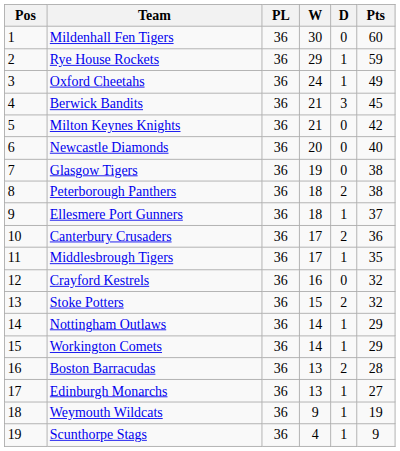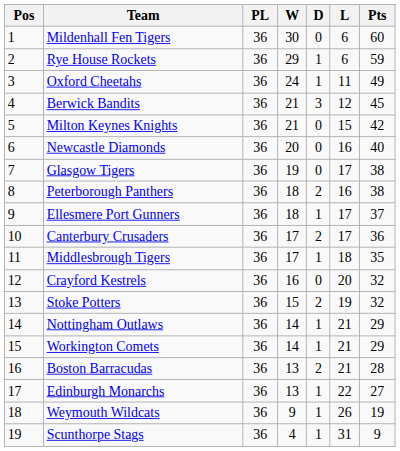+ column: (345, 15)
